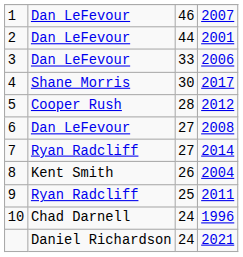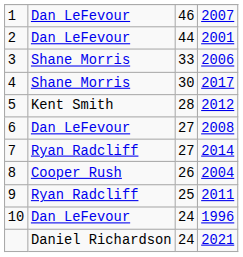(81, 61) Dan LeFevour -> (81, 61) Shane Morris
(76, 106) Cooper Rush -> (72, 106) Kent Smith
(72, 173) Kent Smith -> (76, 173) Cooper Rush
(81, 218) Chad Darnell -> (81, 218) Dan LeFevour
